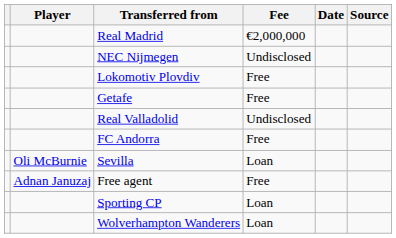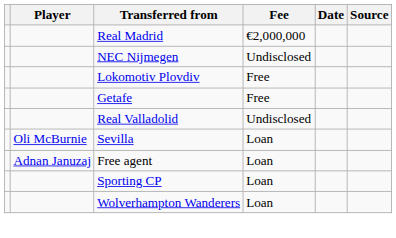- row: (128, 139)
(258, 181) Free -> (260, 160) Loan
